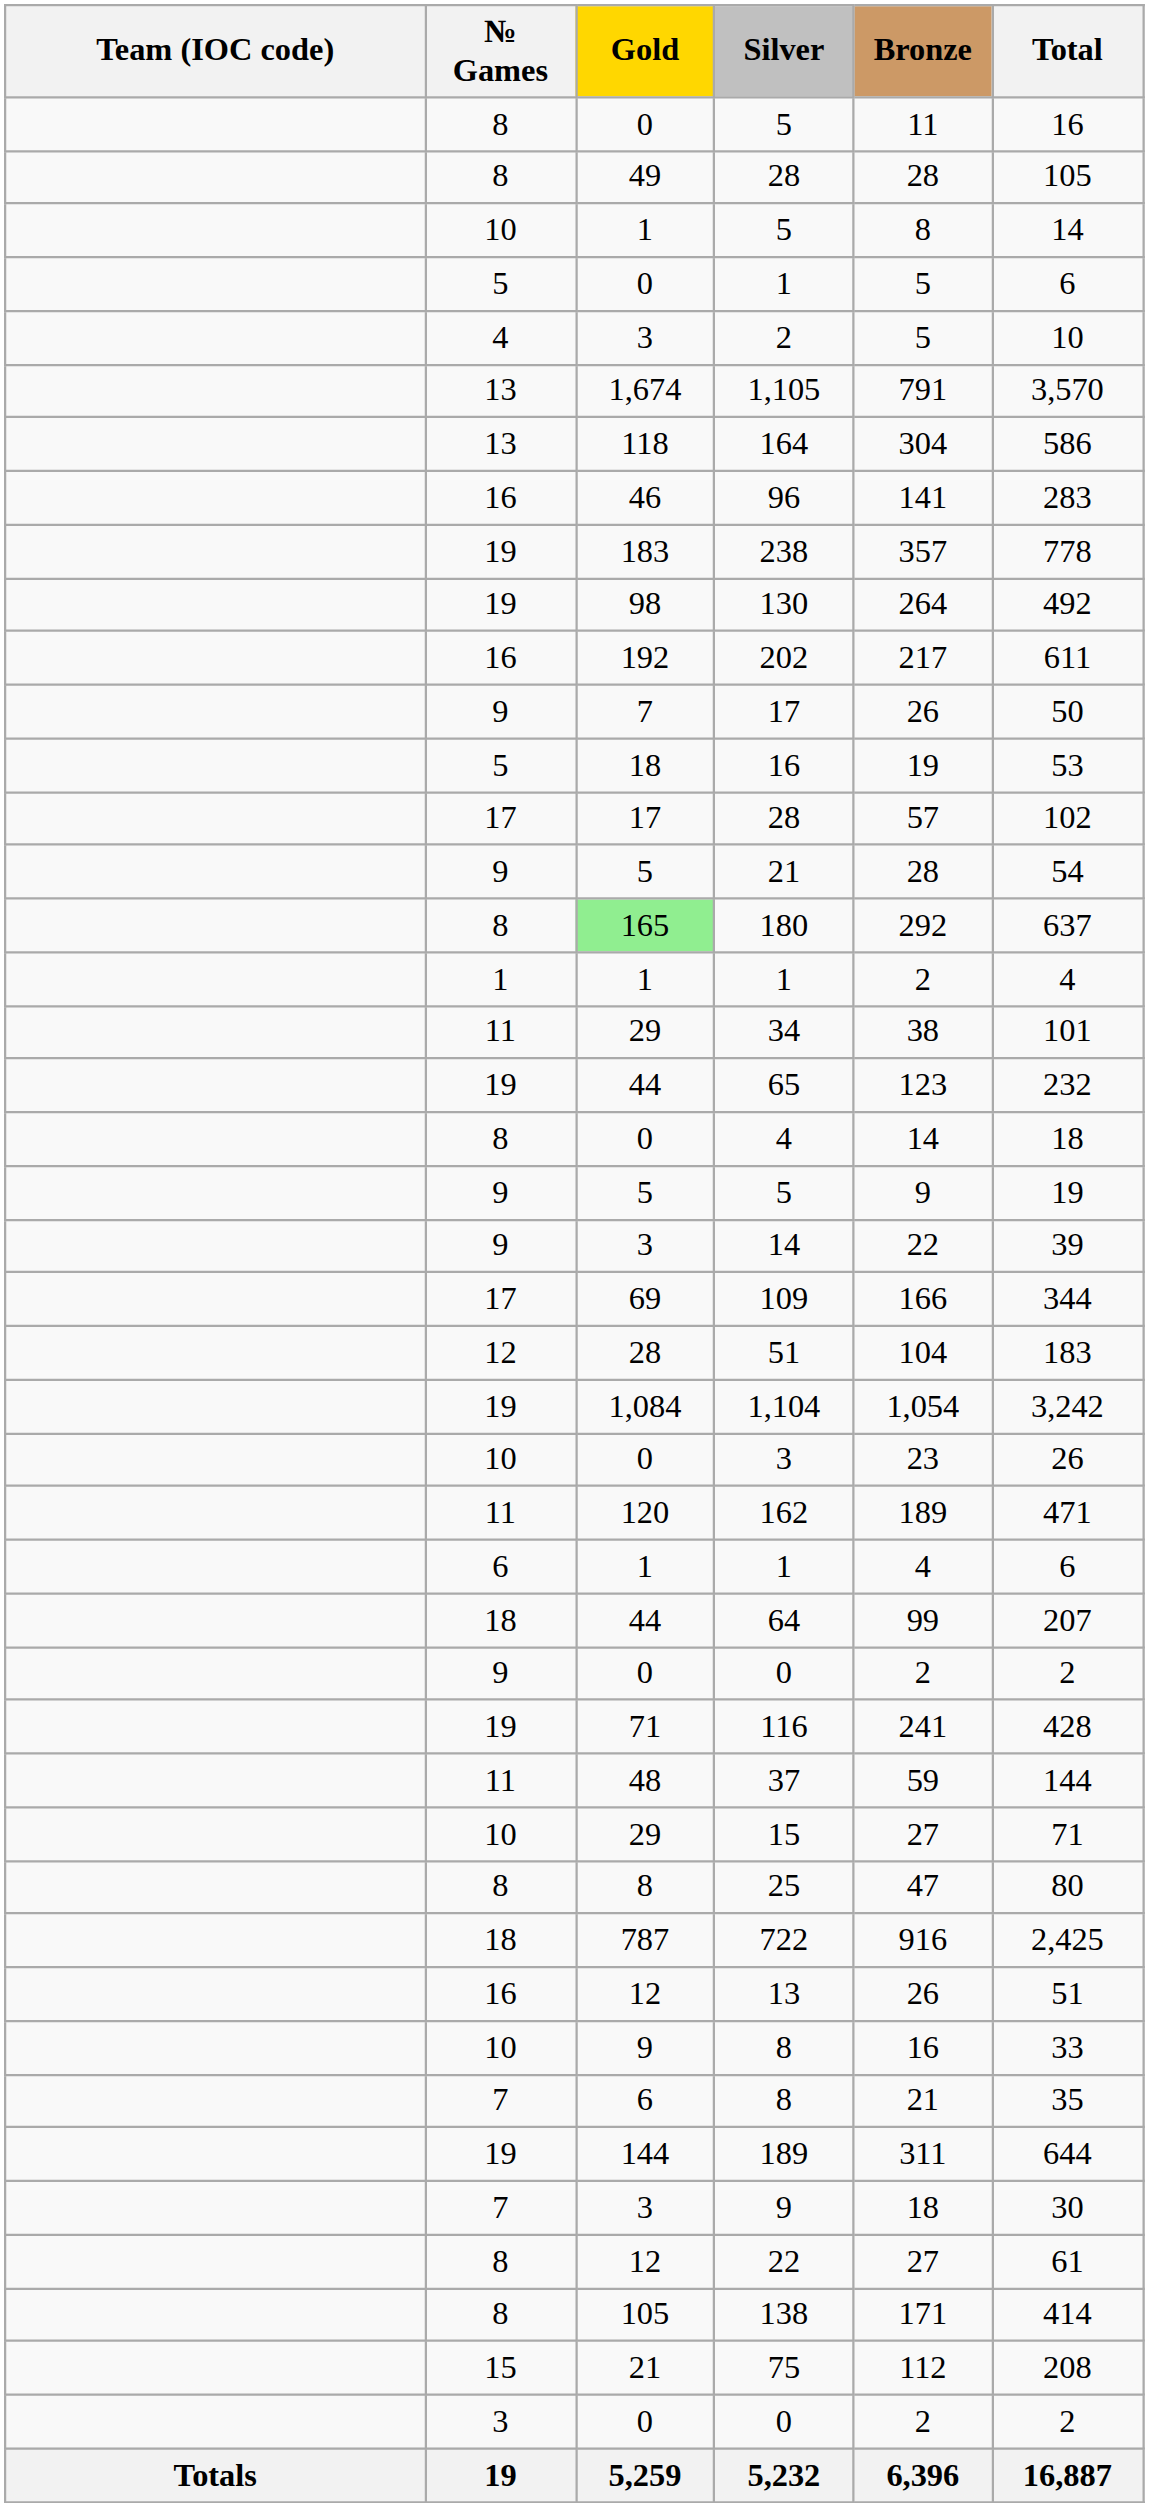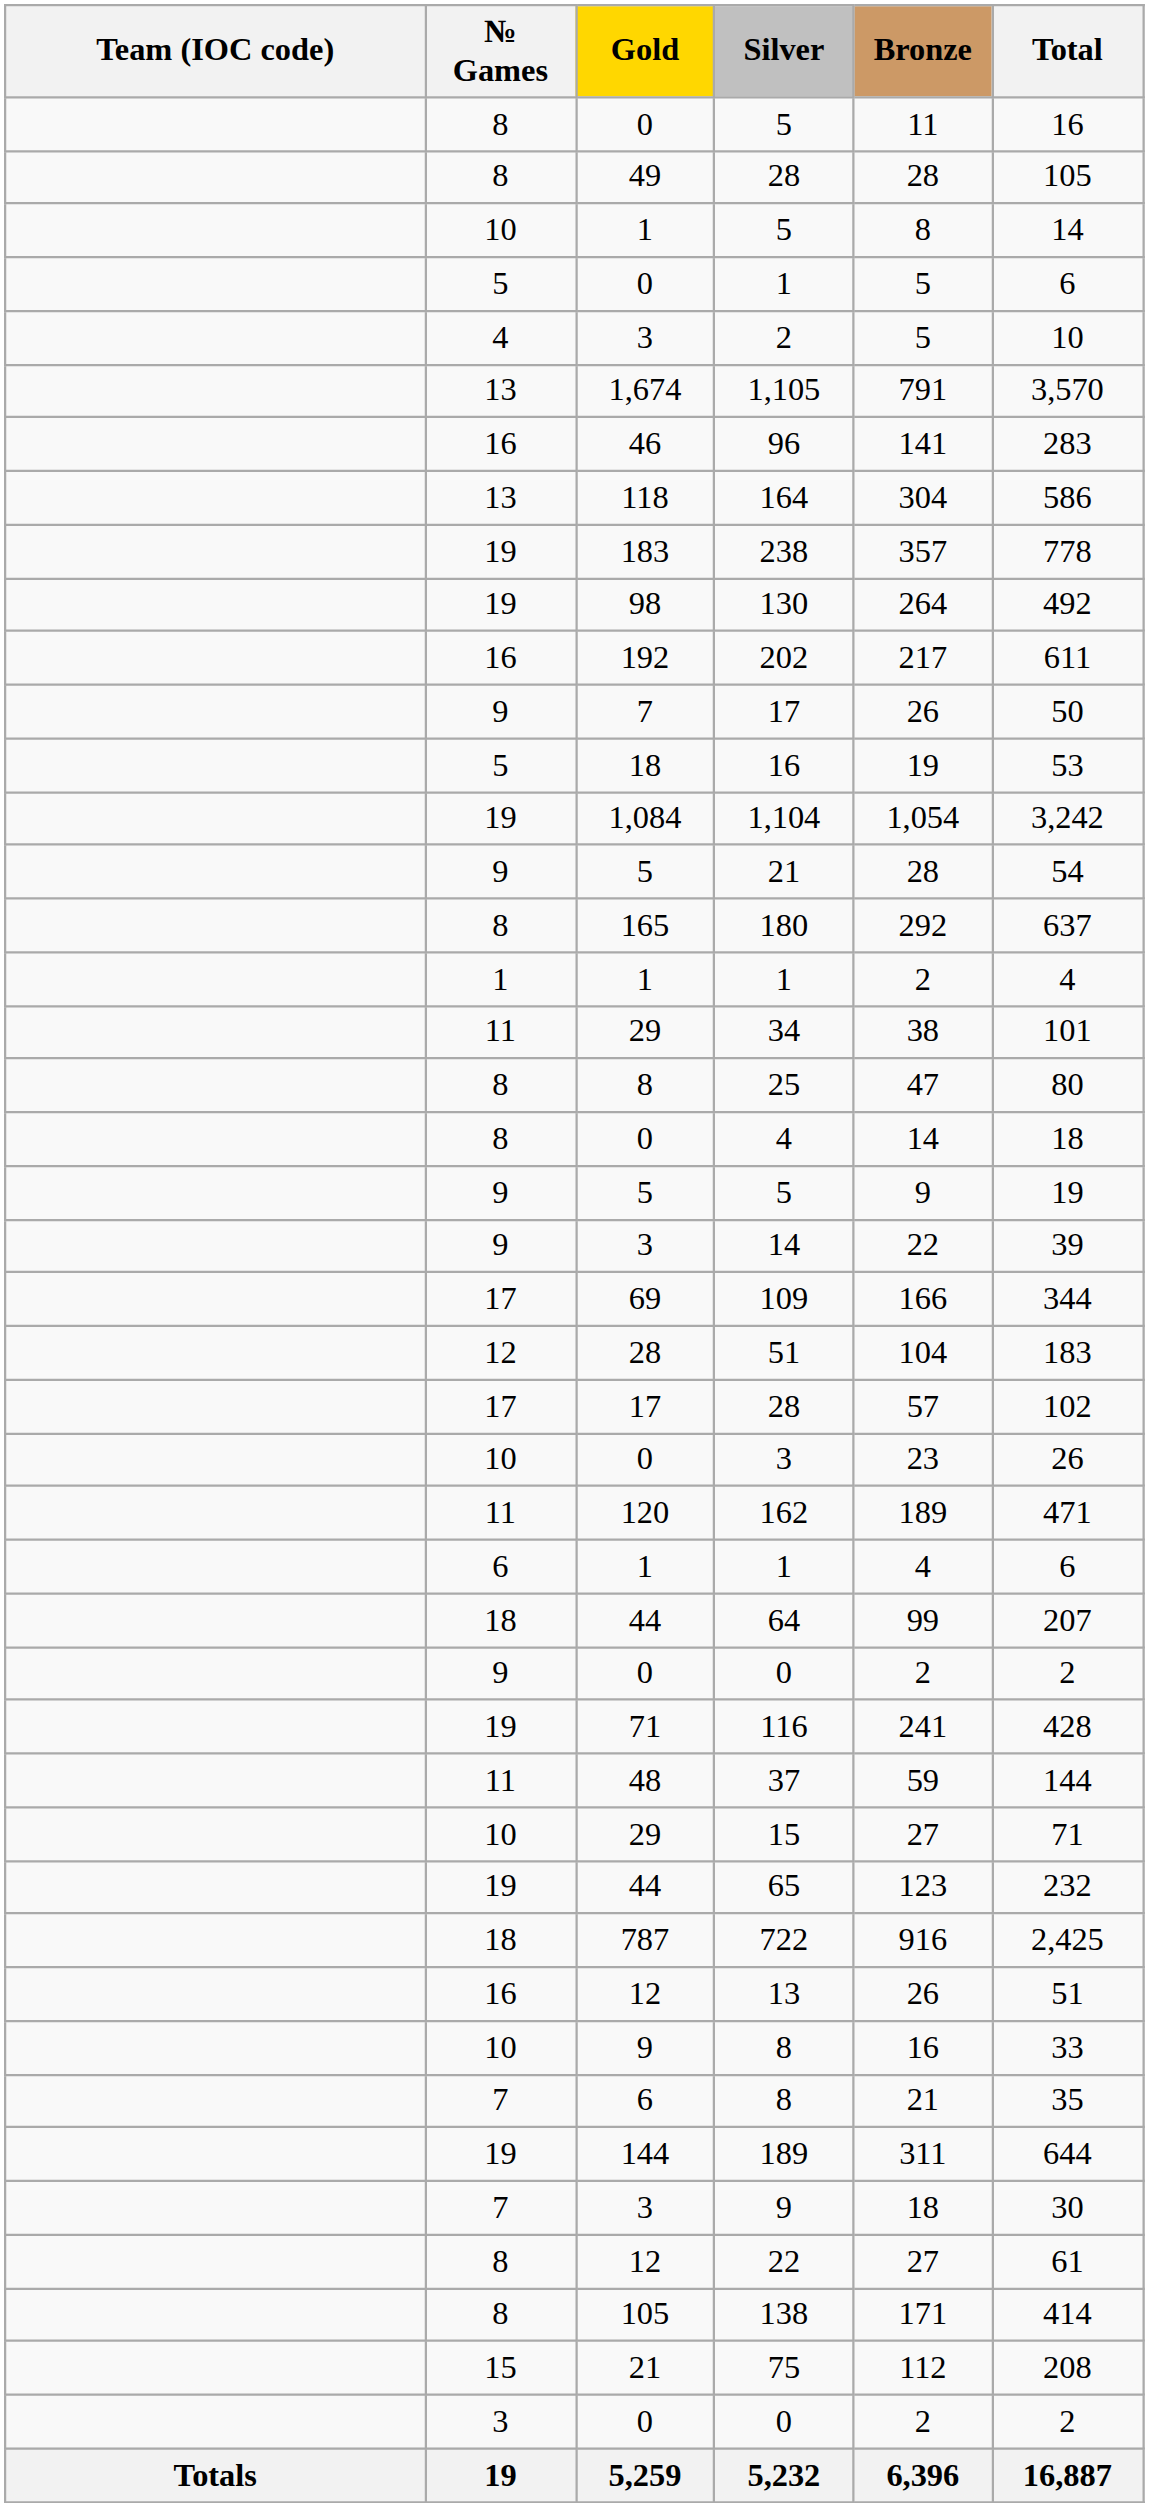rows swapped: (500, 443) <-> (500, 496)
rows swapped: (500, 1405) <-> (500, 817)
(645, 924) lightgreen background -> (645, 924) no background
rows swapped: (500, 1886) <-> (500, 1084)
